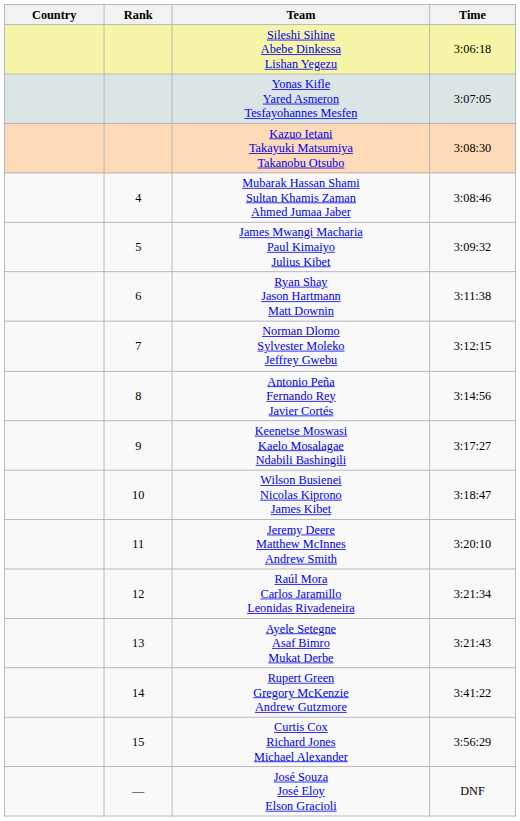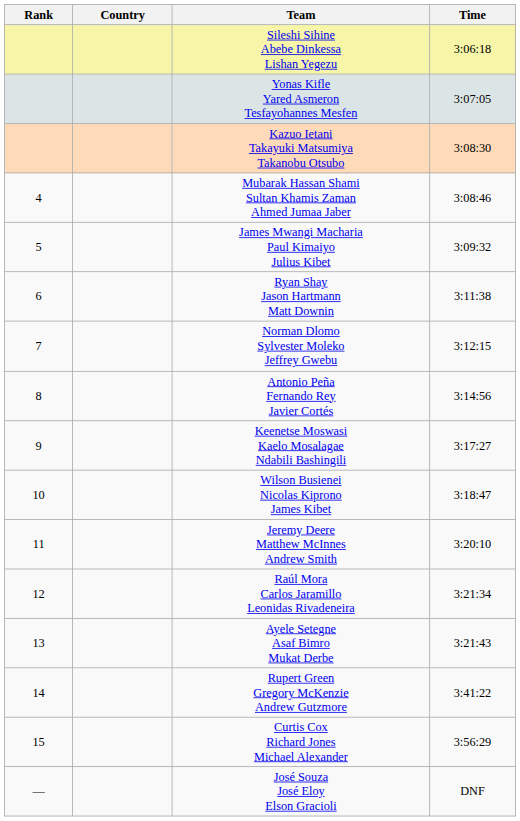columns swapped: (138, 14) <-> (54, 14)
